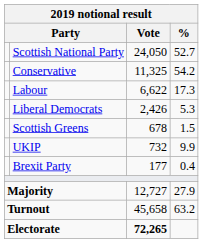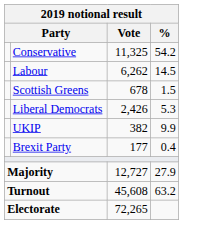- row: (68, 52)
(154, 90) 6,622 -> (134, 71) 6,262
(185, 90) 17.3 -> (165, 71) 14.5
rows swapped: (57, 109) <-> (50, 128)
(158, 147) 732 -> (139, 128) 382
(151, 209) 45,658 -> (131, 190) 45,608
(151, 228) bold -> (131, 209) normal
